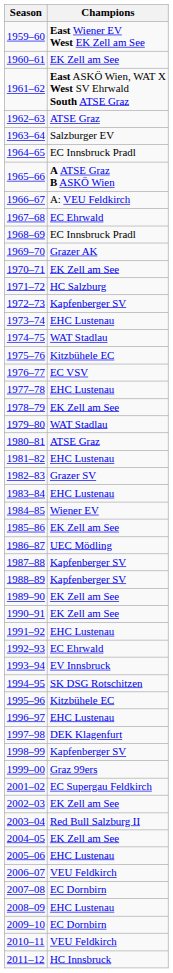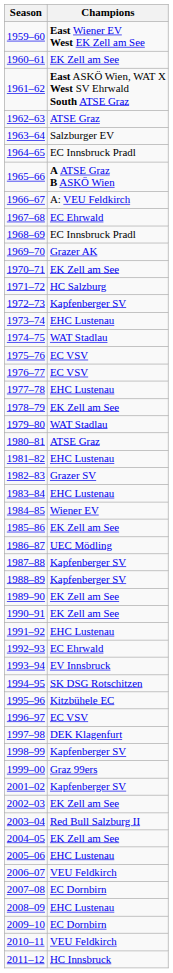(82, 355) Kitzbühele EC -> (69, 355) EC VSV
(82, 717) EHC Lustenau -> (69, 717) EC VSV
(101, 786) EC Supergau Feldkirch -> (88, 786) Kapfenberger SV
